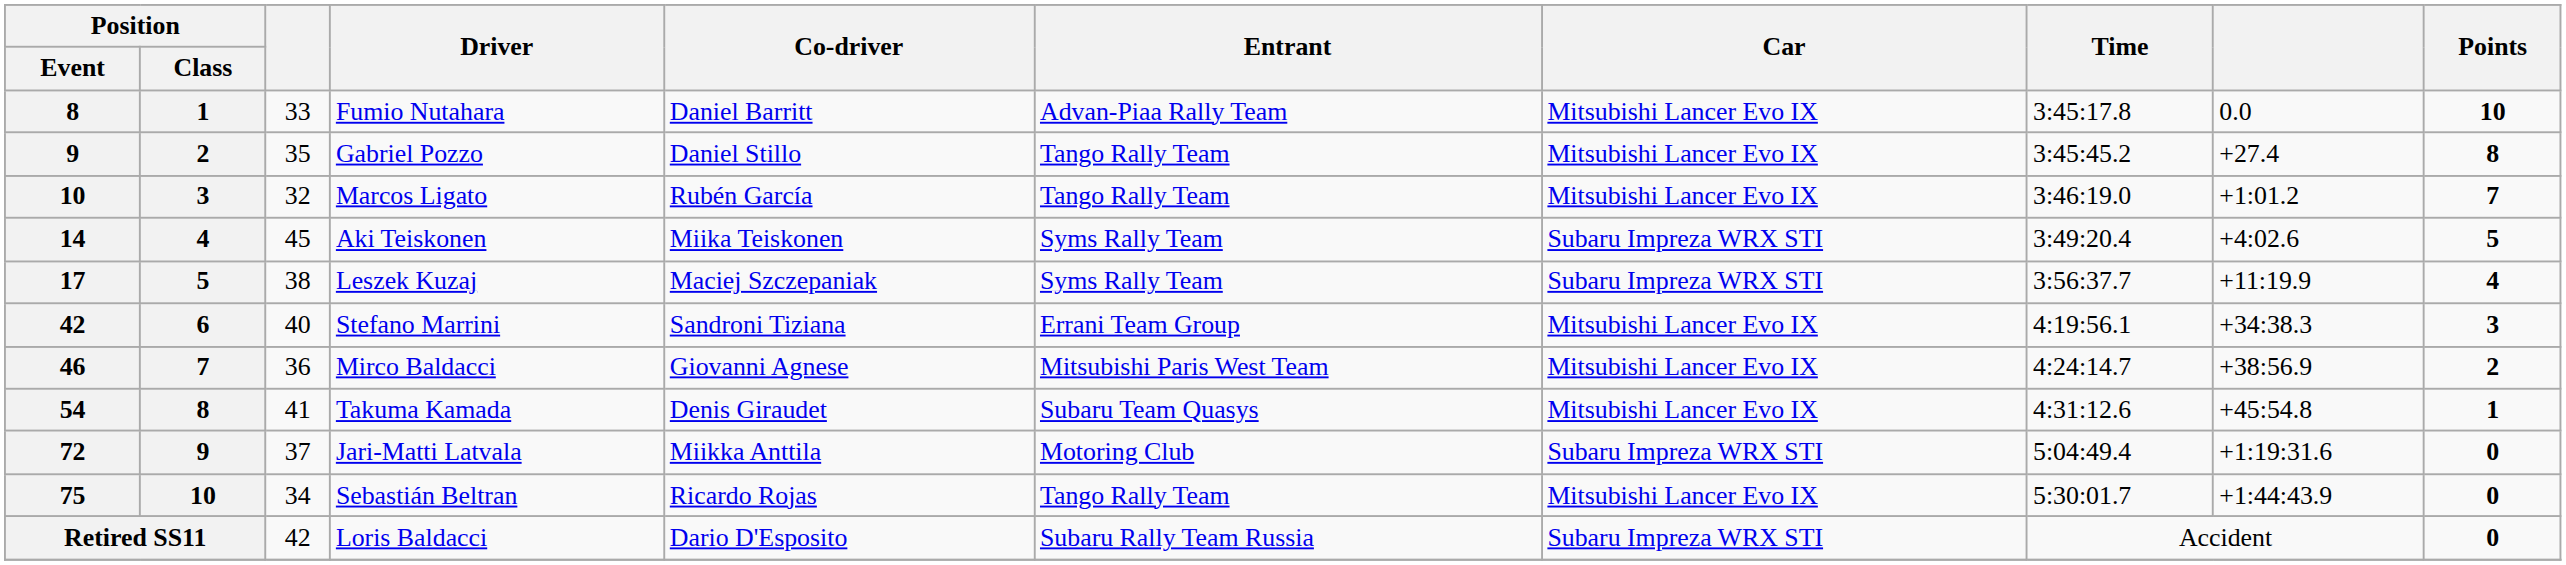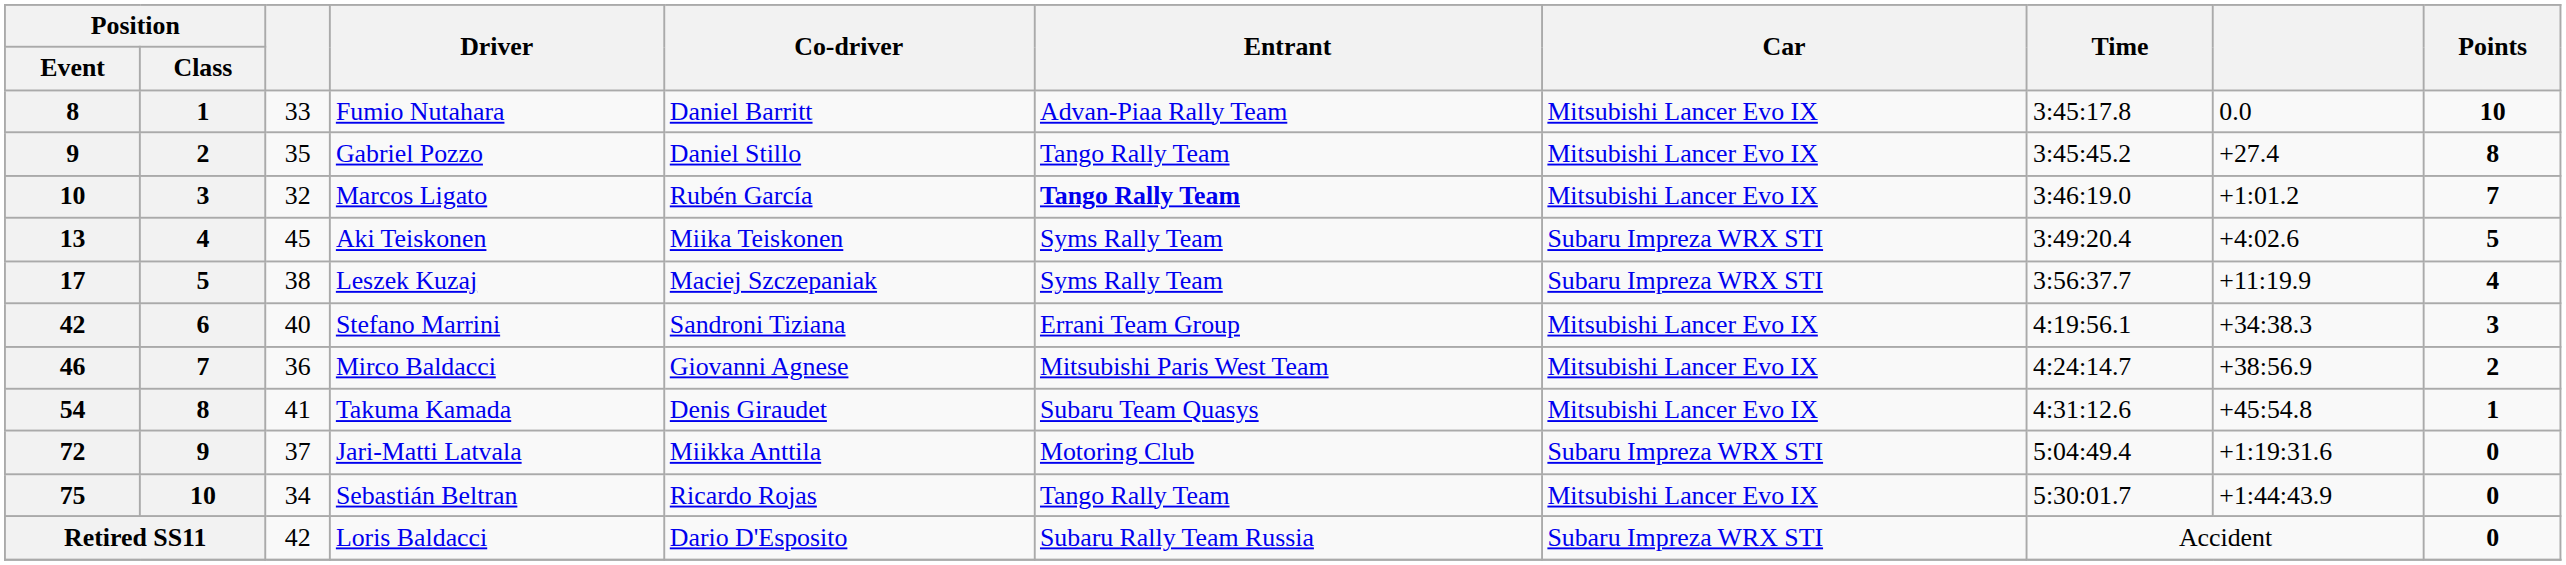(1135, 195) normal -> (1140, 195) bold
(73, 238) 14 -> (73, 238) 13
